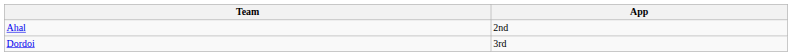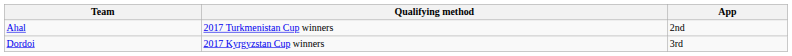+ column: (434, 12)
